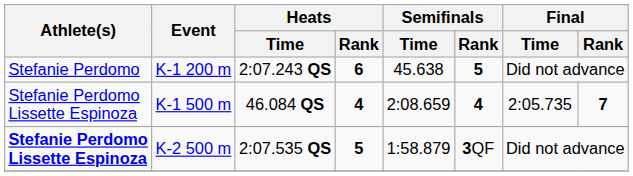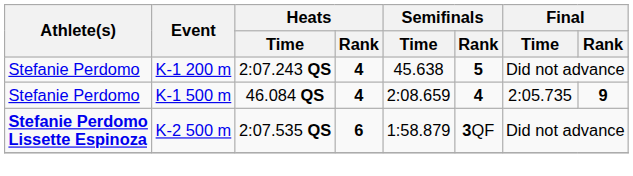(359, 70) 6 -> (359, 70) 4
(74, 105) Stefanie Perdomo Lissette Espinoza -> (74, 96) Stefanie Perdomo
(603, 105) 7 -> (603, 96) 9
(359, 149) 5 -> (359, 131) 6
